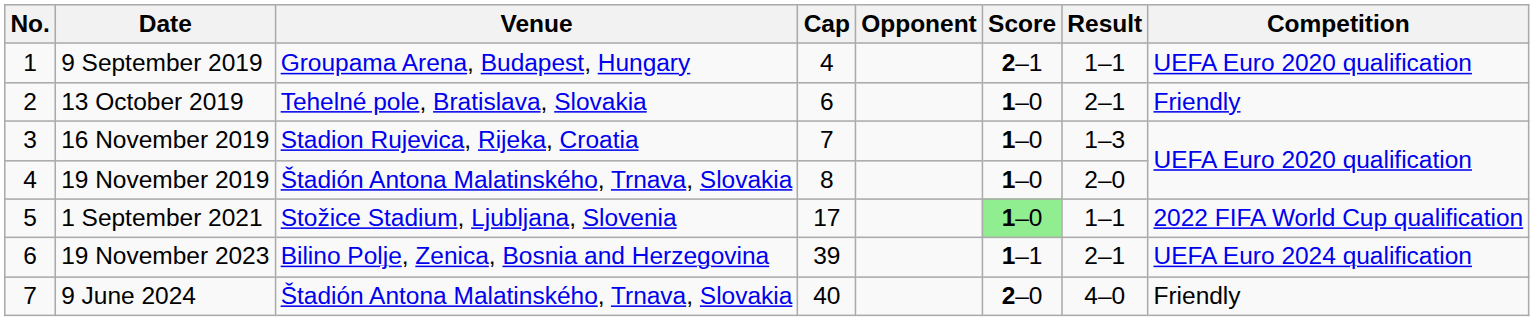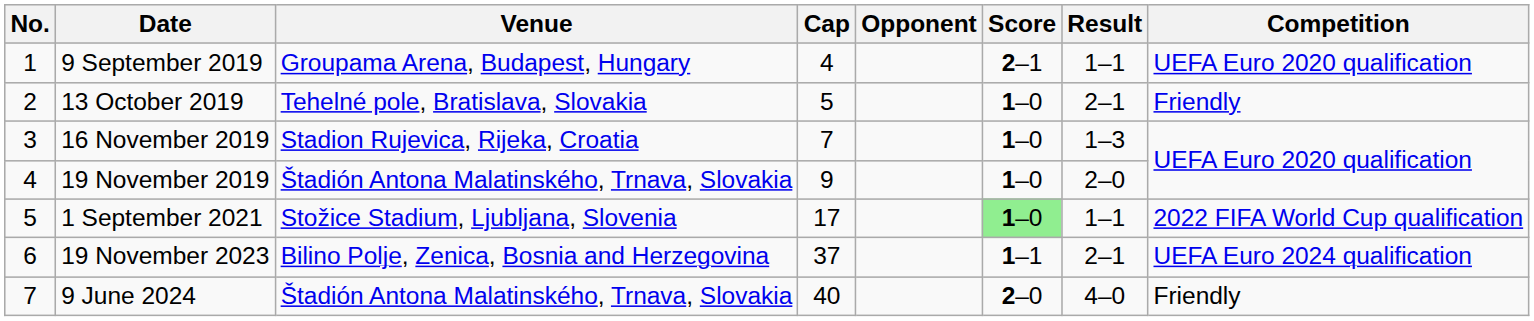(827, 101) 6 -> (827, 101) 5
(827, 179) 8 -> (827, 179) 9
(827, 256) 39 -> (827, 256) 37
